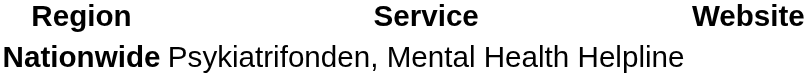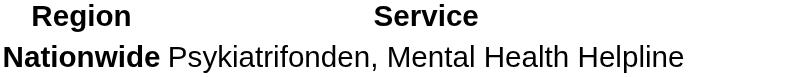- column: (748, 16)
